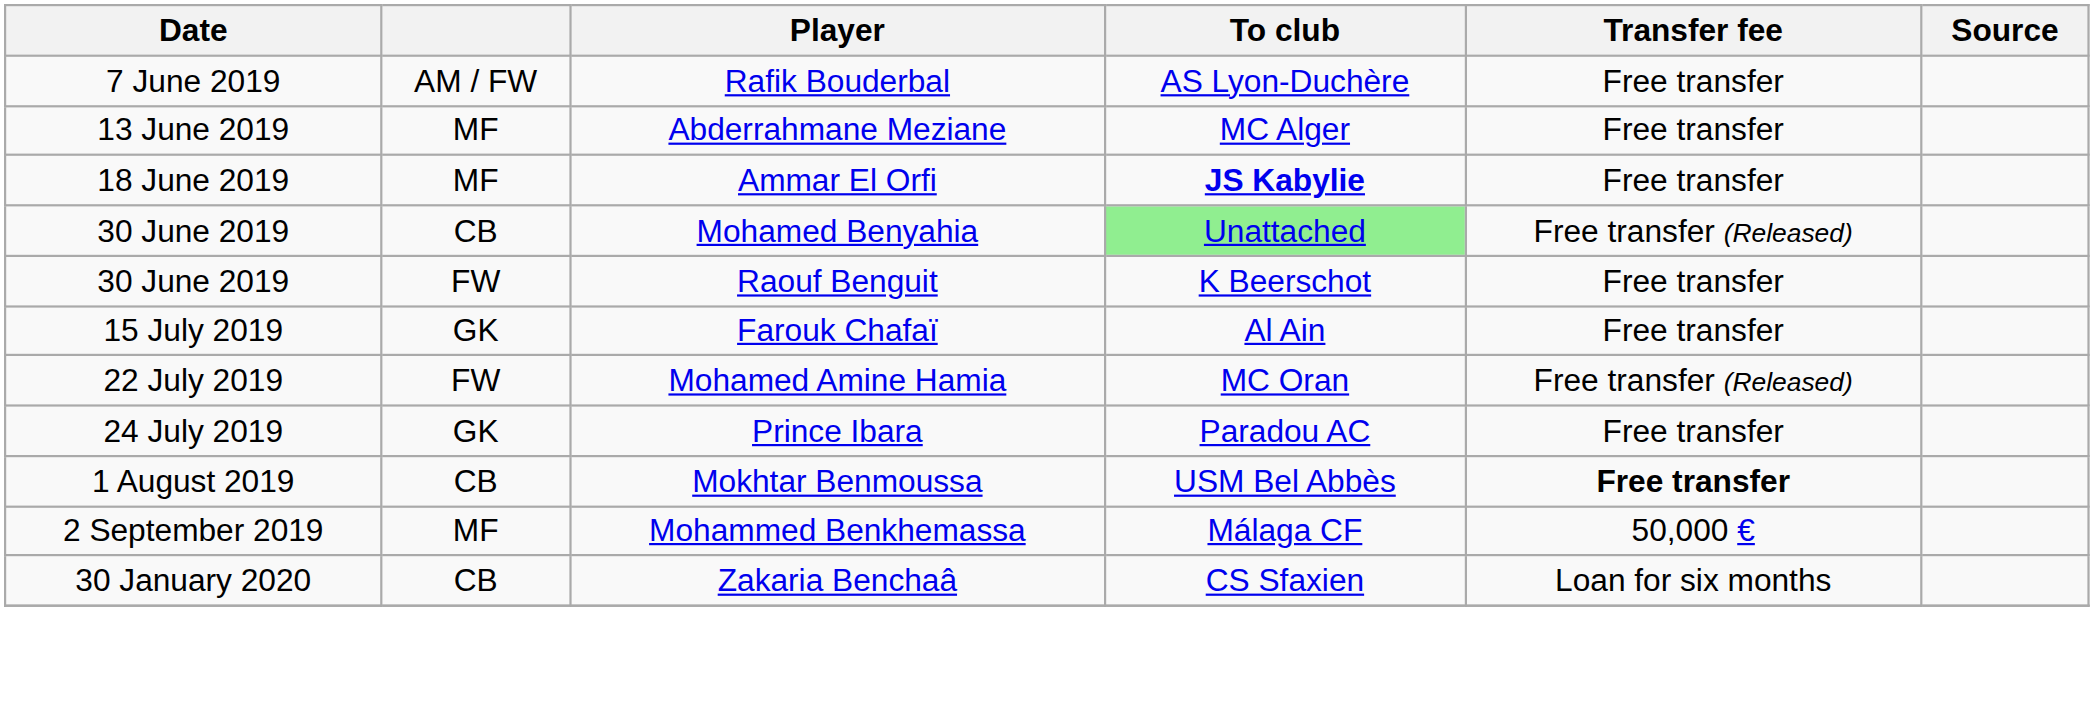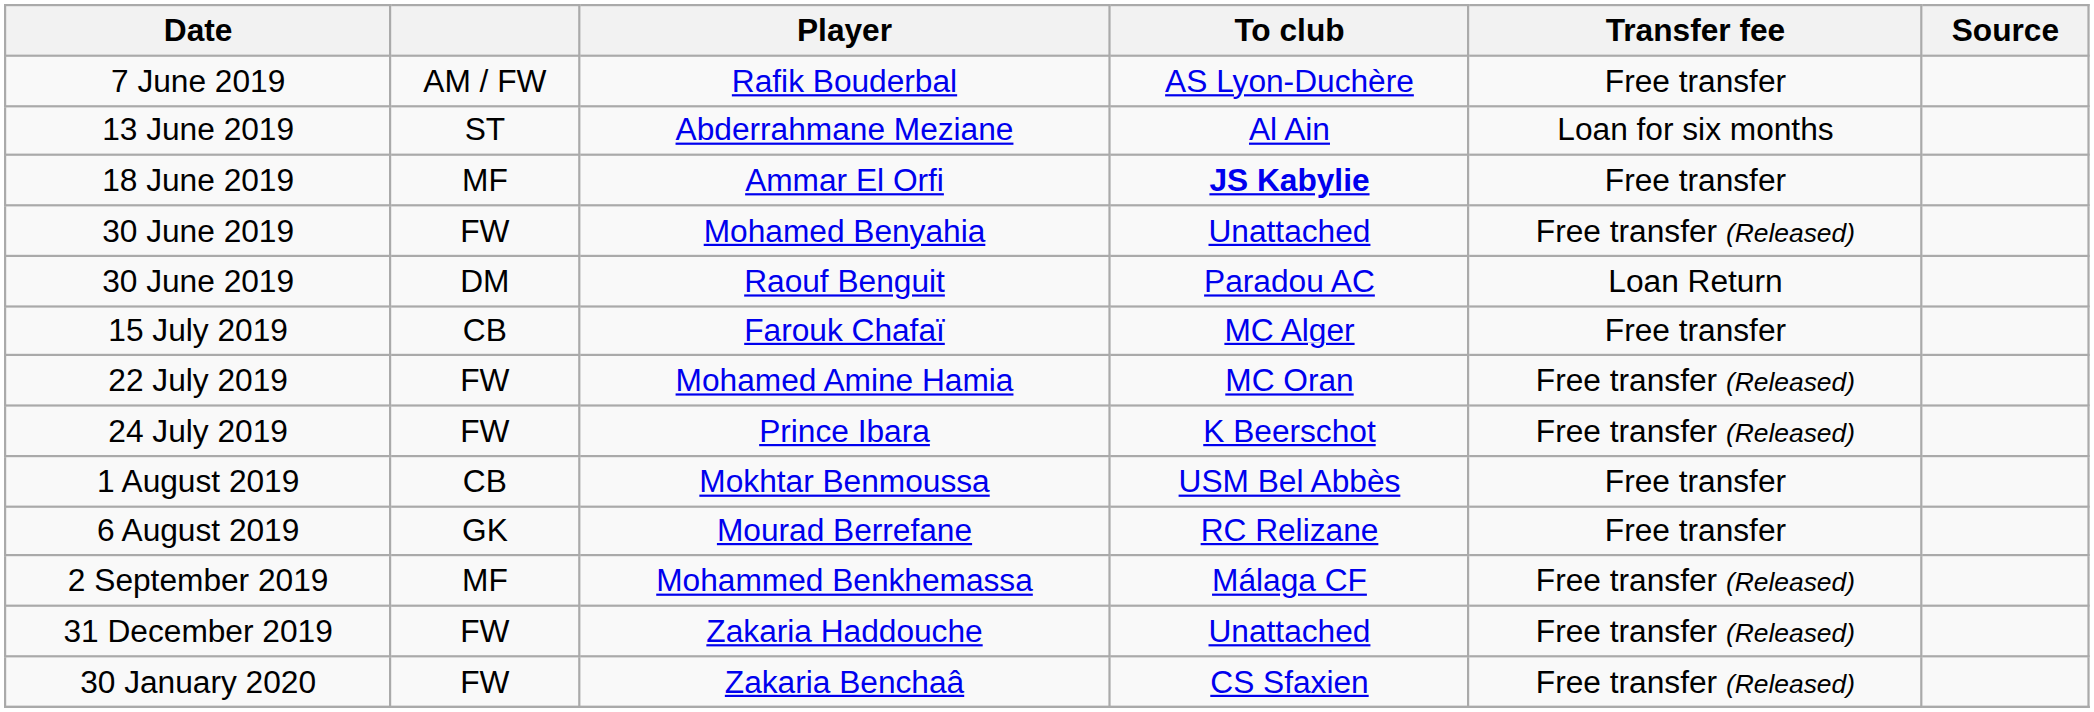(476, 131) MF -> (485, 131) ST
(1285, 131) MC Alger -> (1289, 131) Al Ain
(1693, 131) Free transfer -> (1695, 131) Loan for six months
(476, 231) CB -> (485, 231) FW
(1285, 231) lightgreen background -> (1289, 231) no background
(476, 281) FW -> (485, 281) DM
(1285, 281) K Beerschot -> (1289, 281) Paradou AC
(1693, 281) Free transfer -> (1695, 281) Loan Return
(476, 331) GK -> (485, 331) CB
(1285, 331) Al Ain -> (1289, 331) MC Alger
(476, 431) GK -> (485, 431) FW
(1285, 431) Paradou AC -> (1289, 431) K Beerschot
(1693, 431) Free transfer -> (1695, 431) Free transfer (Released)
(1693, 481) bold -> (1695, 481) normal
+ row: (845, 531)
(1693, 531) 50,000 € -> (1695, 581) Free transfer (Released)
+ row: (845, 631)
(476, 581) CB -> (485, 681) FW
(1693, 581) Loan for six months -> (1695, 681) Free transfer (Released)
